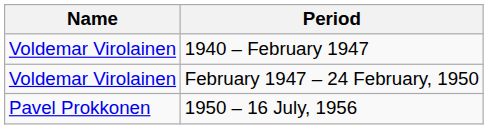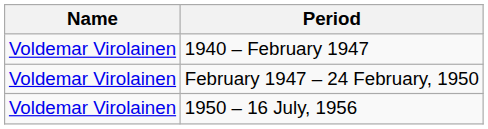(80, 108) Pavel Prokkonen -> (92, 108) Voldemar Virolainen
